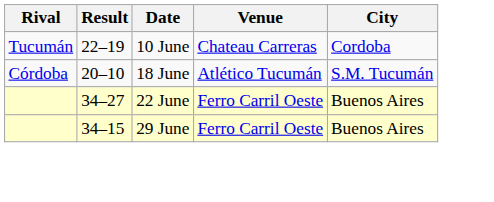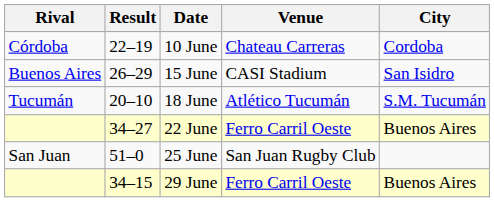(41, 45) Tucumán -> (38, 45) Córdoba
+ row: (191, 73)
(38, 73) Córdoba -> (41, 100) Tucumán
+ row: (191, 155)
